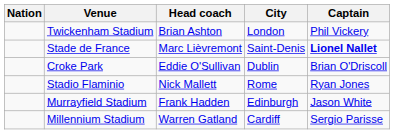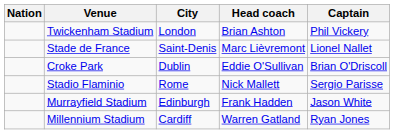columns swapped: (276, 13) <-> (200, 13)
(343, 48) bold -> (341, 48) normal
(340, 84) Ryan Jones -> (347, 84) Sergio Parisse
(347, 119) Sergio Parisse -> (340, 119) Ryan Jones
